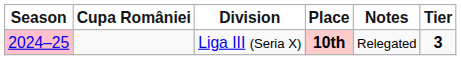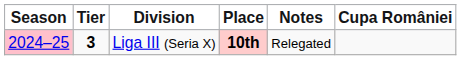columns swapped: (438, 17) <-> (134, 17)
